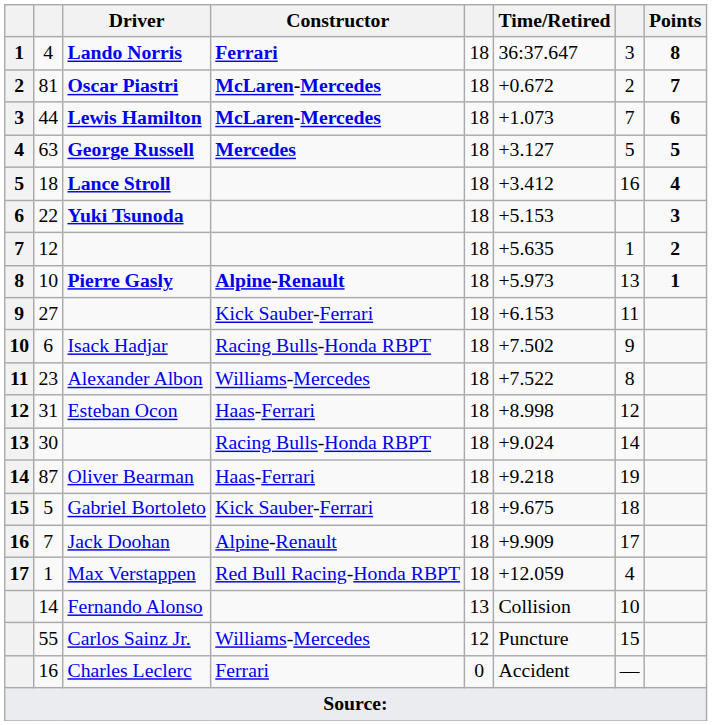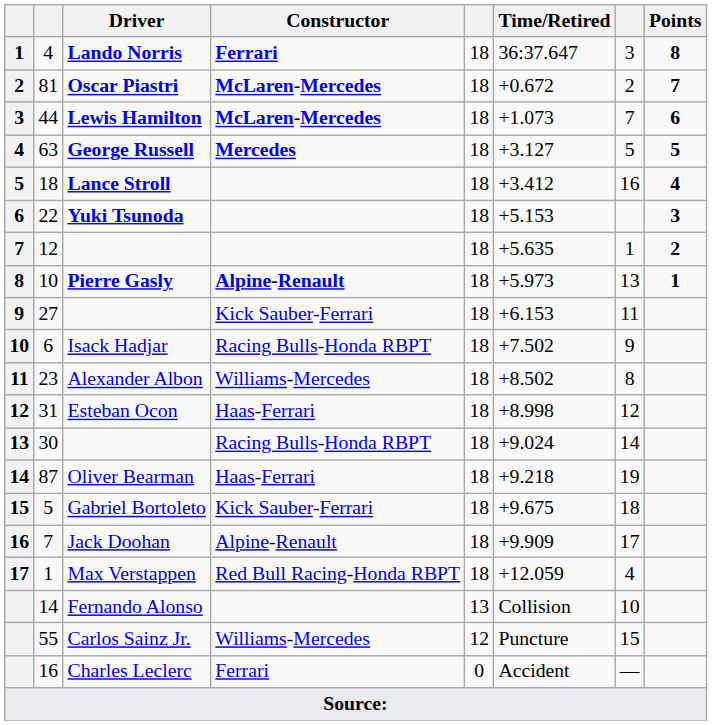(526, 378) +7.522 -> (526, 378) +8.502
